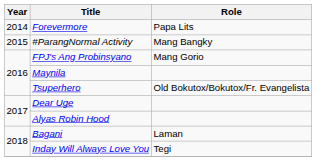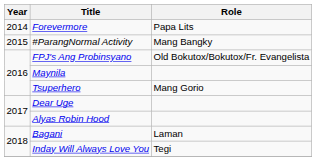(179, 57) Mang Gorio -> (231, 57) Old Bokutox/Bokutox/Fr. Evangelista
(231, 88) Old Bokutox/Bokutox/Fr. Evangelista -> (179, 88) Mang Gorio
